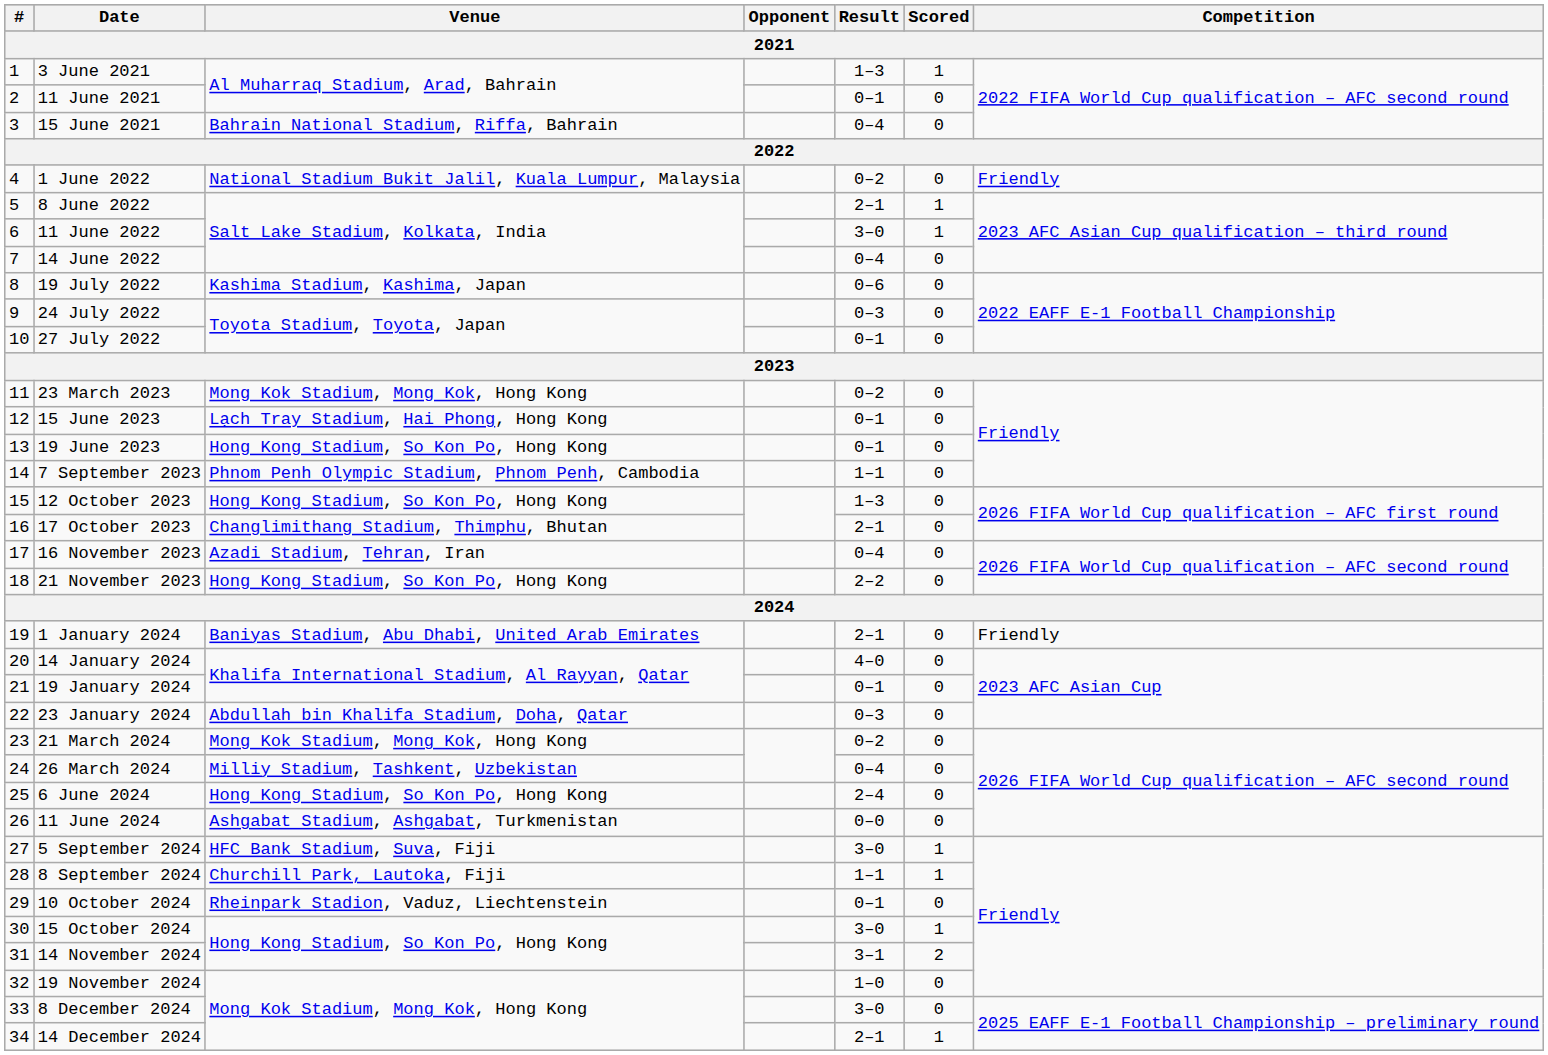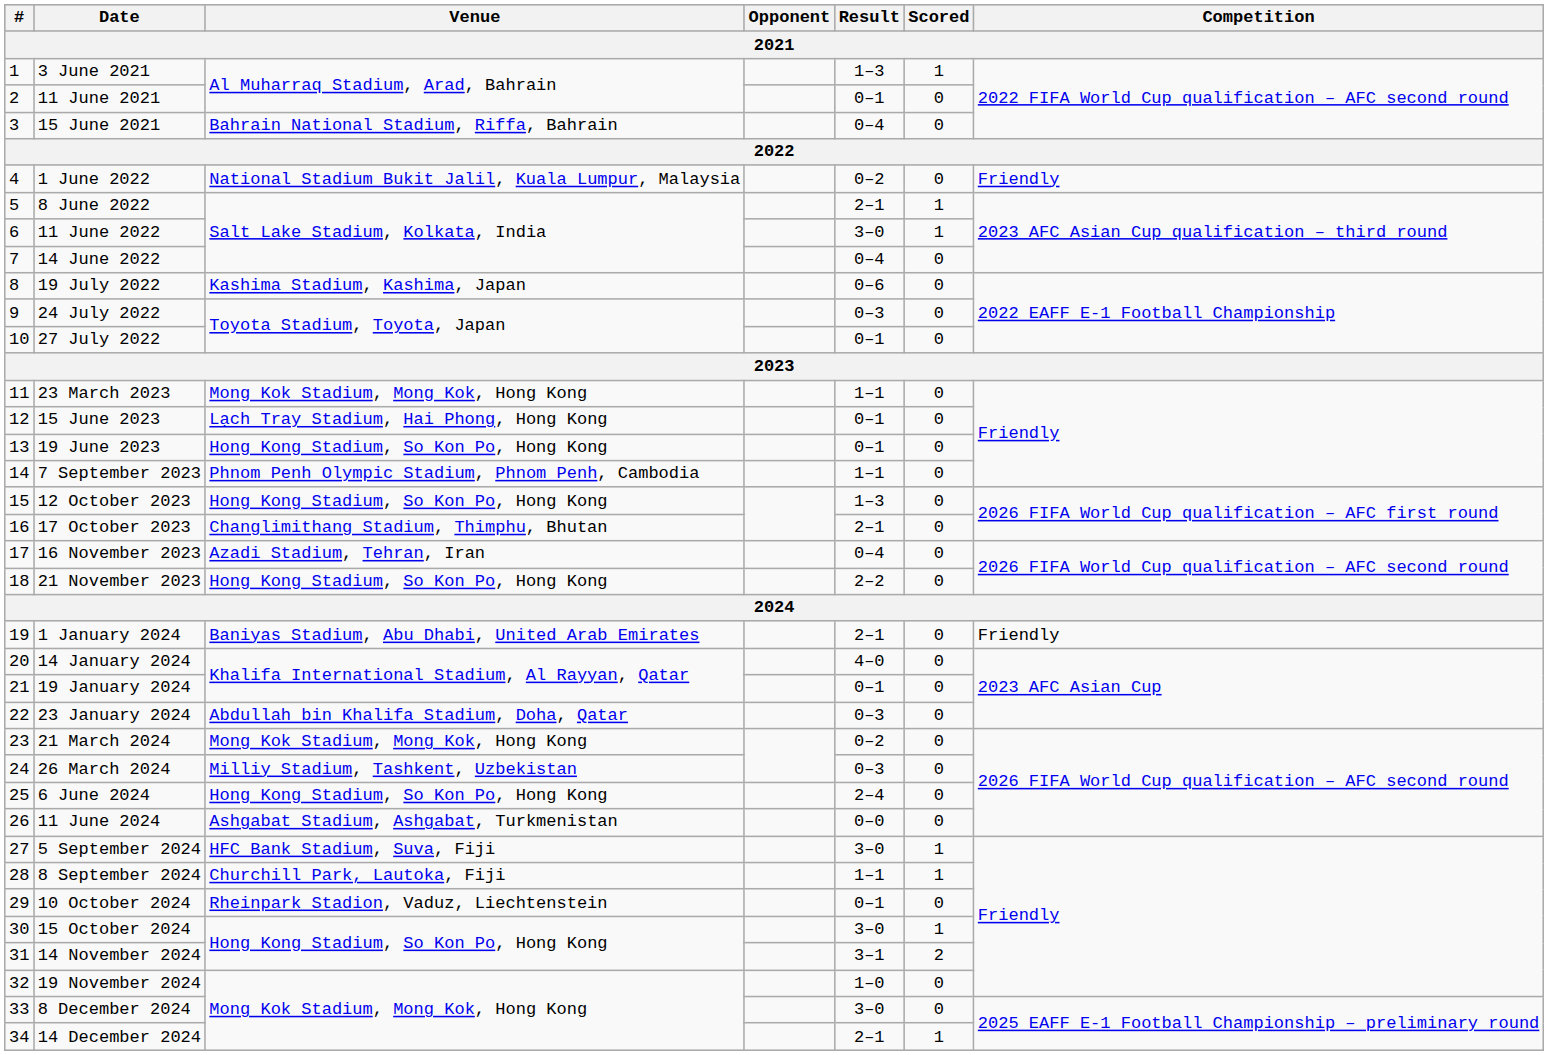(869, 393) 0–2 -> (869, 393) 1–1
(869, 769) 0–4 -> (869, 769) 0–3
